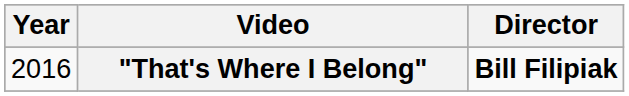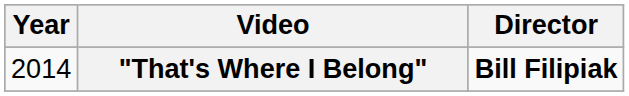(41, 68) 2016 -> (41, 68) 2014
